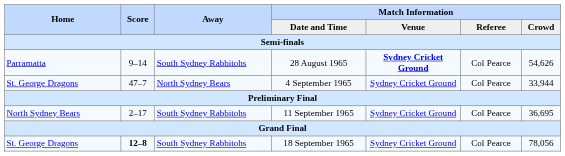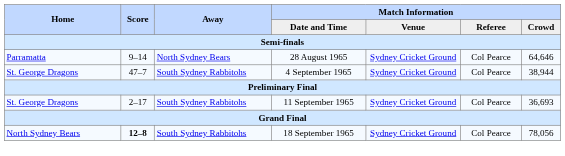(202, 62) South Sydney Rabbitohs -> (193, 57) North Sydney Bears
(413, 62) bold -> (413, 57) normal
(541, 62) 54,626 -> (541, 57) 64,646
(193, 83) North Sydney Bears -> (202, 72) South Sydney Rabbitohs
(541, 83) 33,944 -> (541, 72) 38,944
(43, 113) North Sydney Bears -> (42, 102) St. George Dragons
(541, 113) 36,695 -> (541, 102) 36,693
(42, 143) St. George Dragons -> (43, 133) North Sydney Bears
